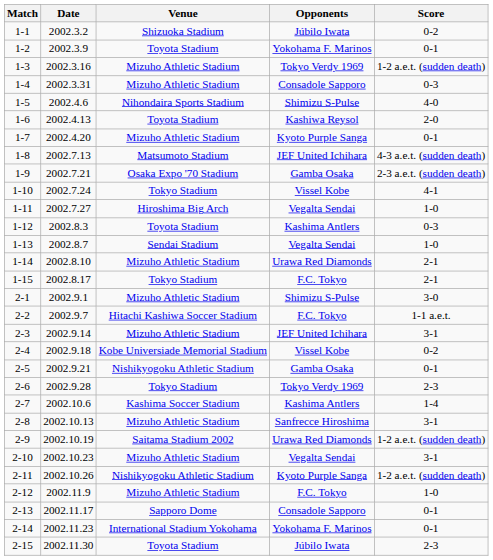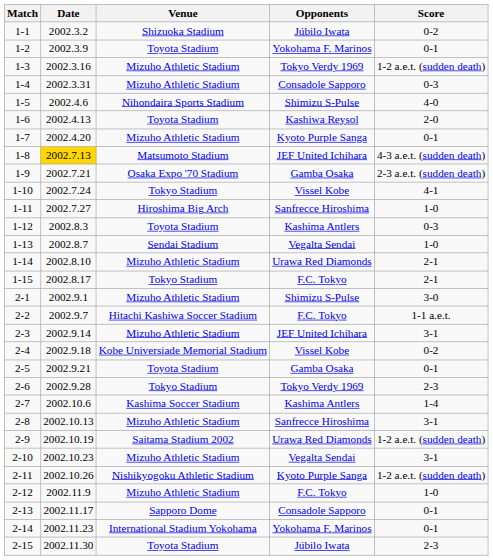(68, 155) no background -> (68, 155) gold background
(322, 208) Vegalta Sendai -> (322, 208) Sanfrecce Hiroshima
(183, 368) Nishikyogoku Athletic Stadium -> (183, 368) Toyota Stadium
